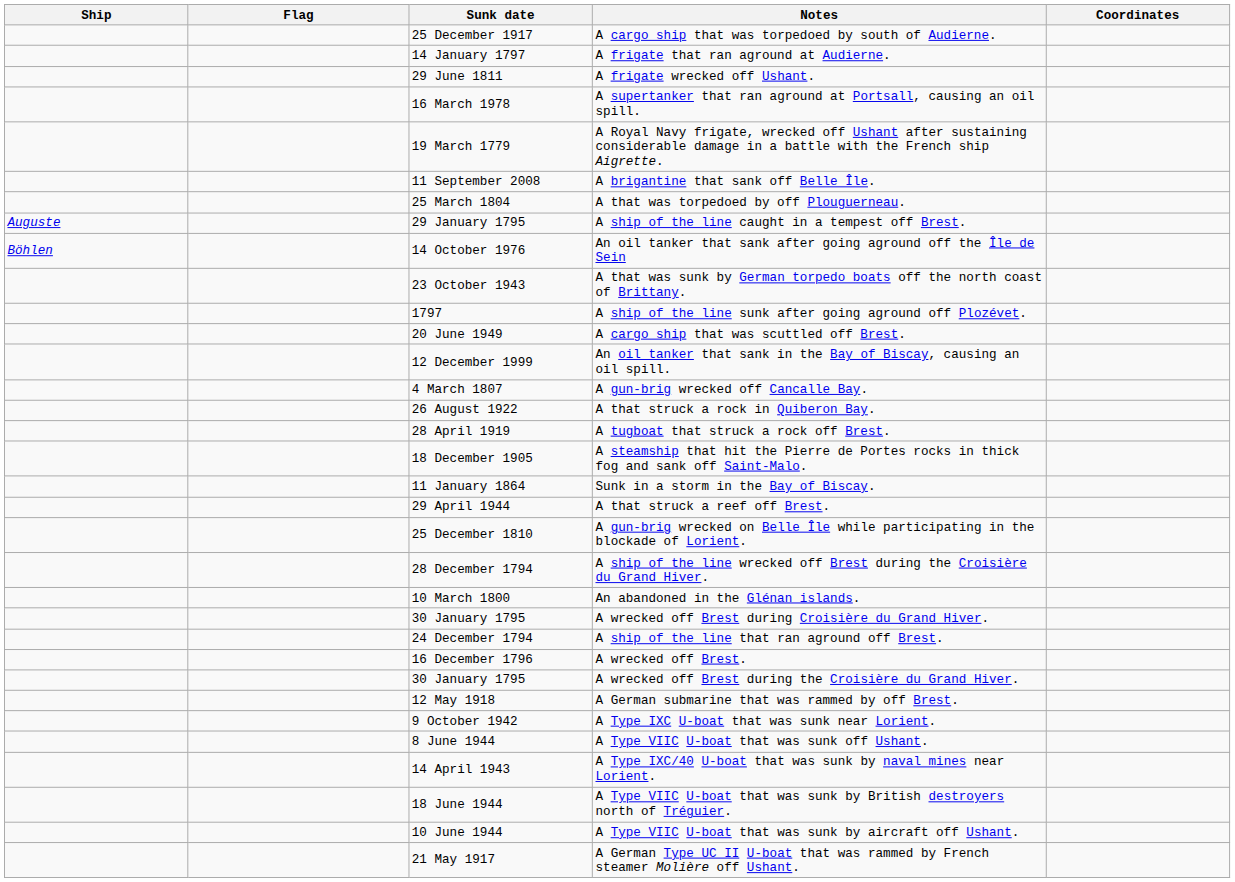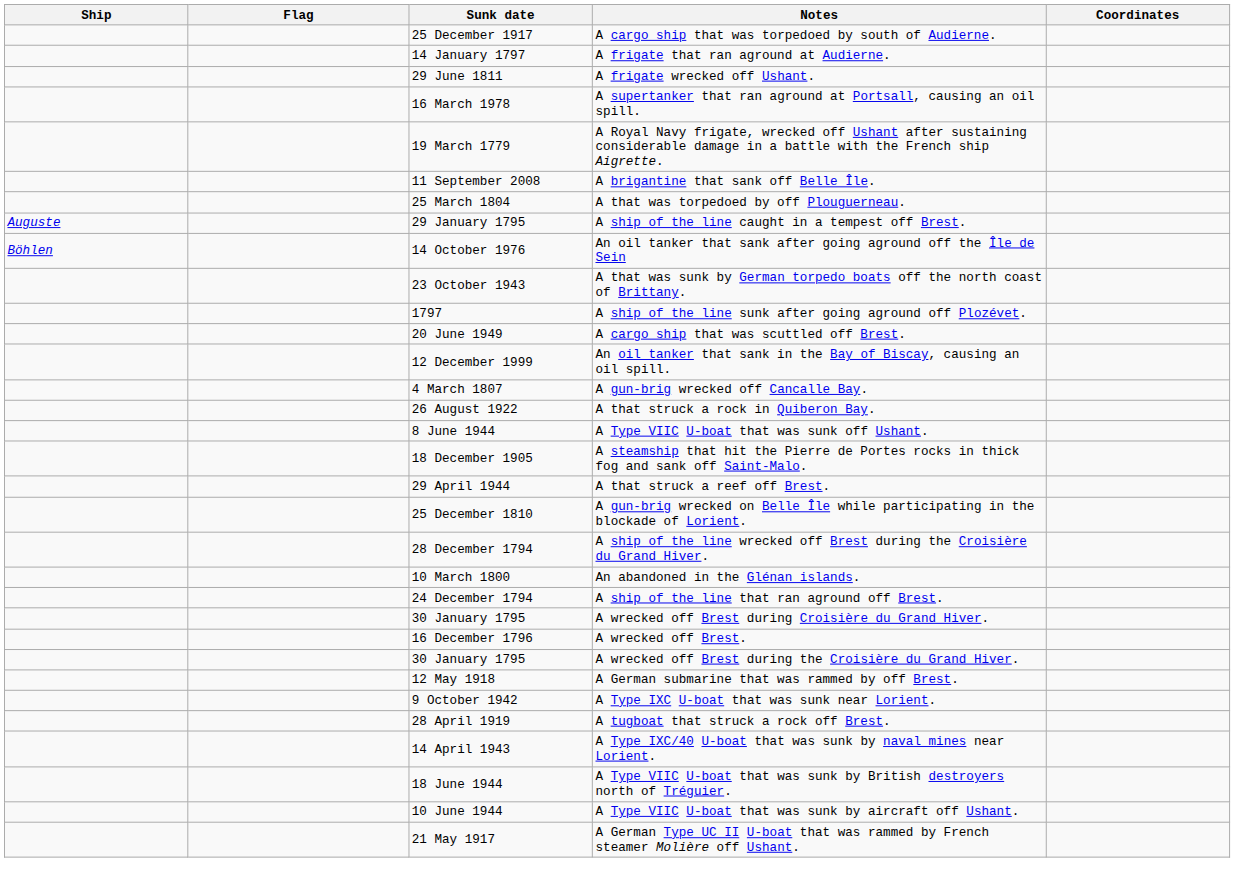rows swapped: (743, 431) <-> (762, 742)
- row: (736, 487)
rows swapped: (770, 639) <-> (792, 618)
